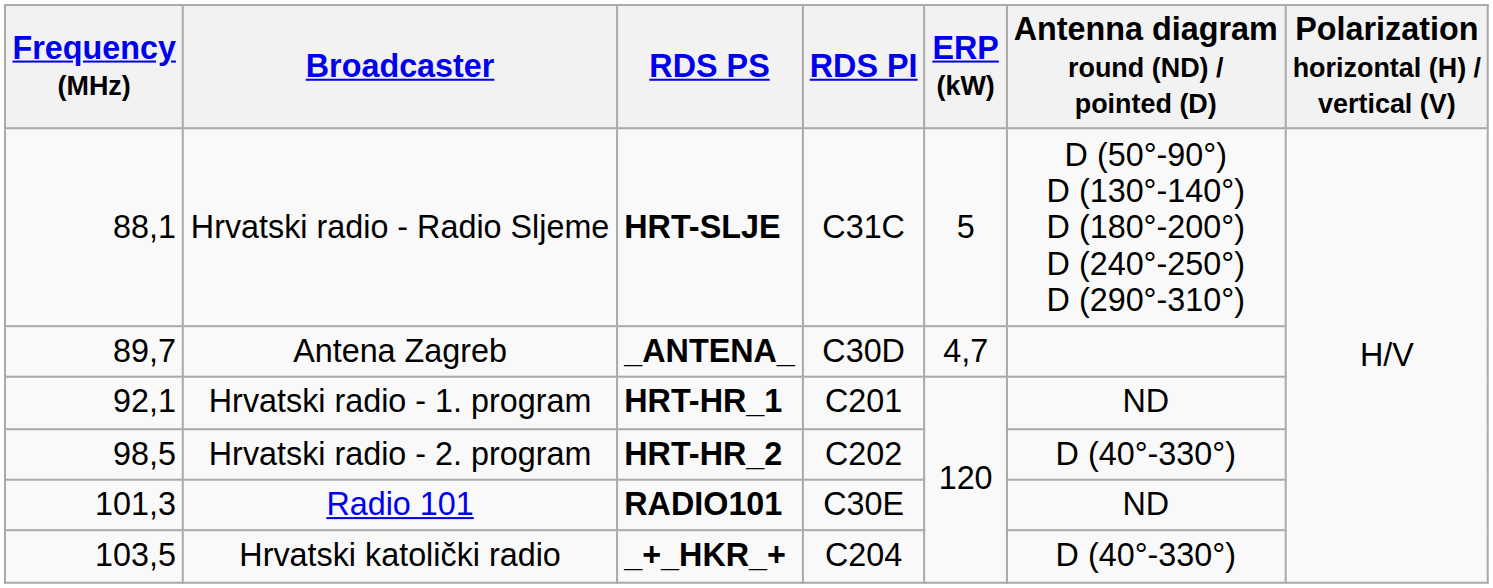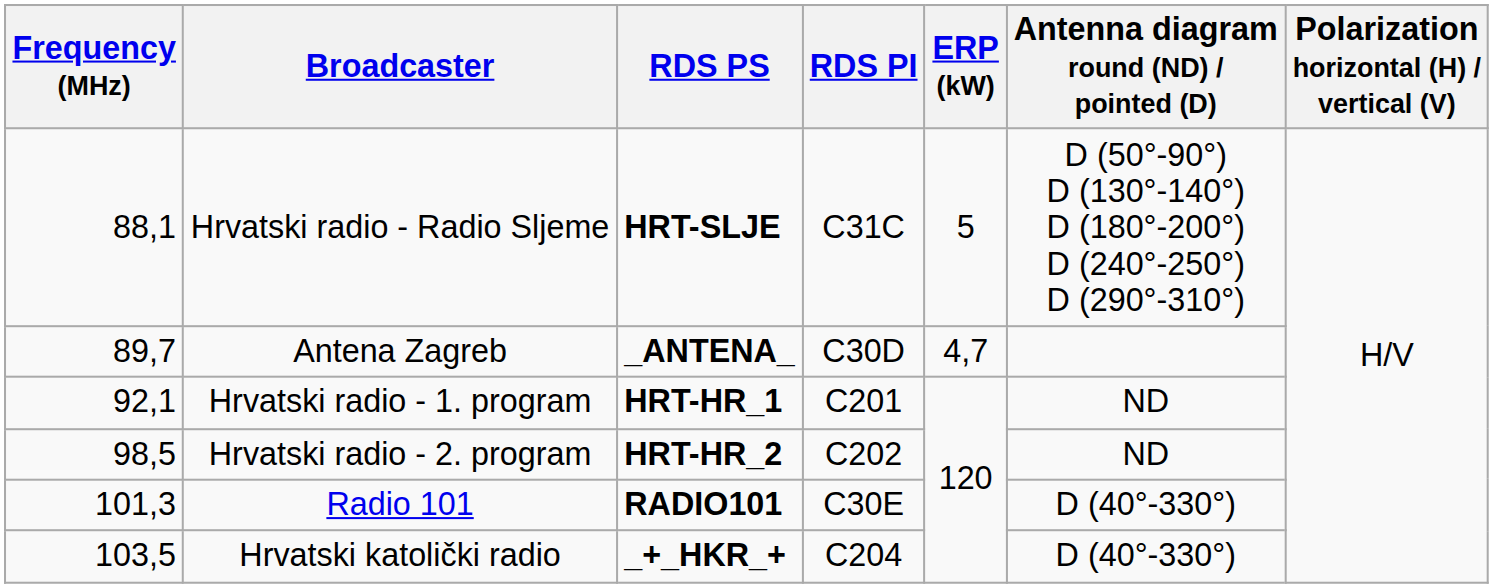(1146, 453) D (40°-330°) -> (1146, 453) ND
(1146, 504) ND -> (1146, 504) D (40°-330°)
